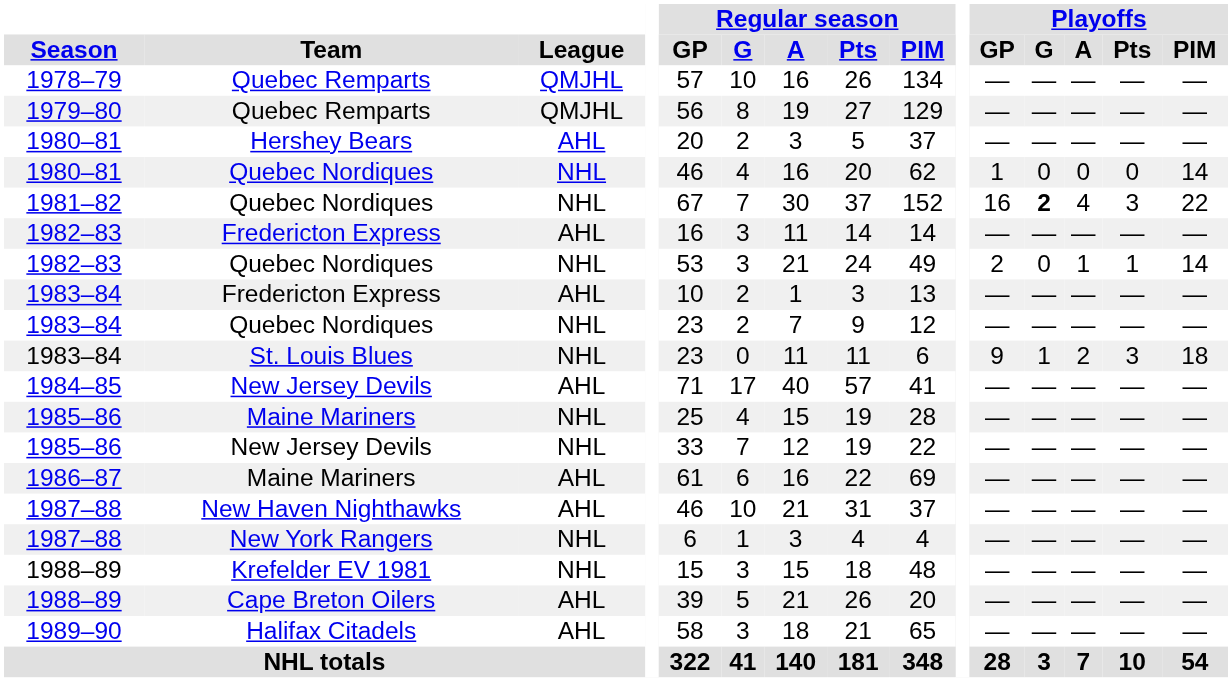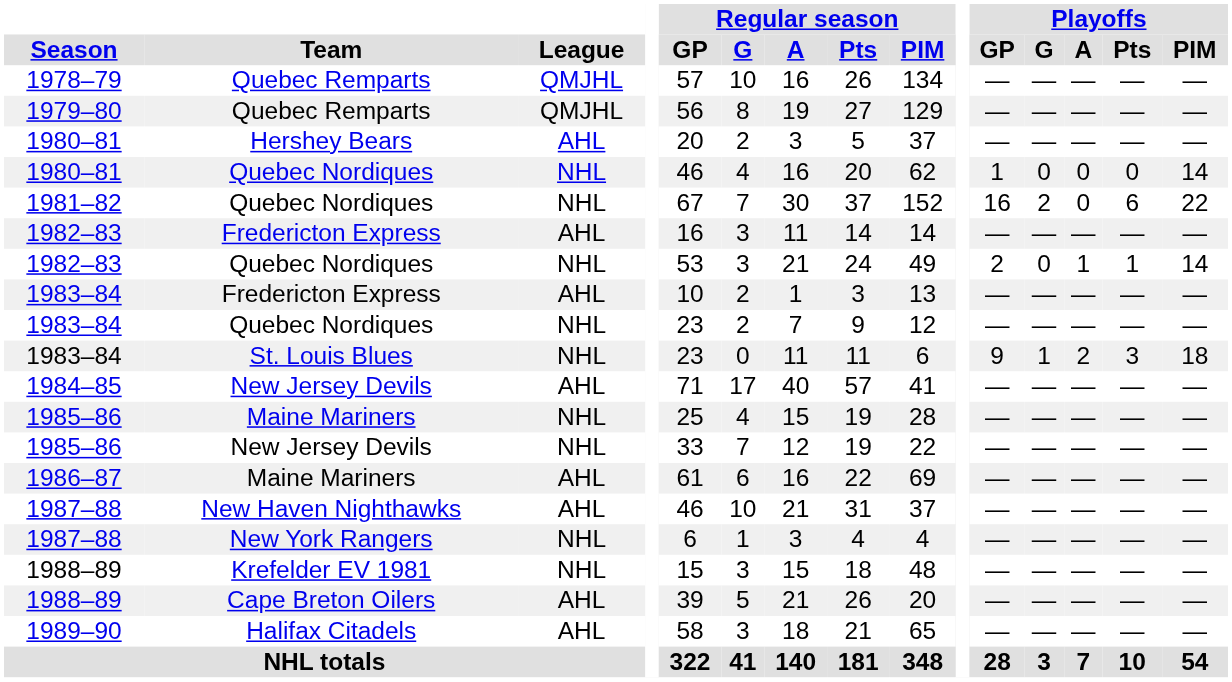(1044, 202) bold -> (1044, 202) normal
(1083, 202) 4 -> (1083, 202) 0
(1132, 202) 3 -> (1132, 202) 6
